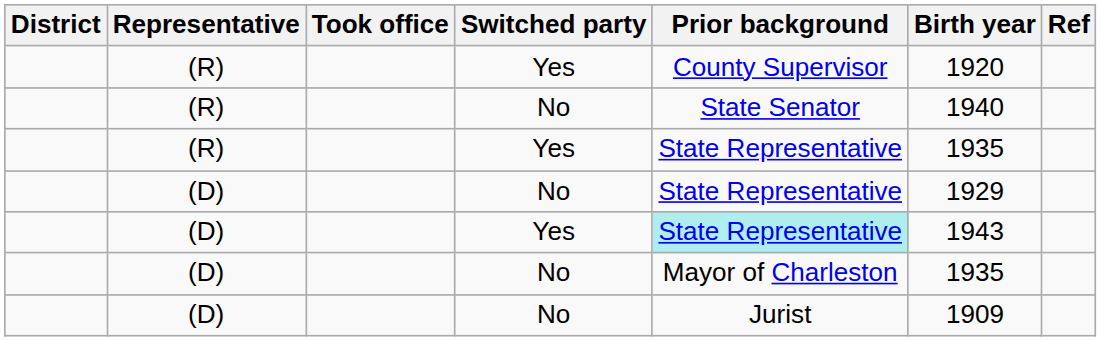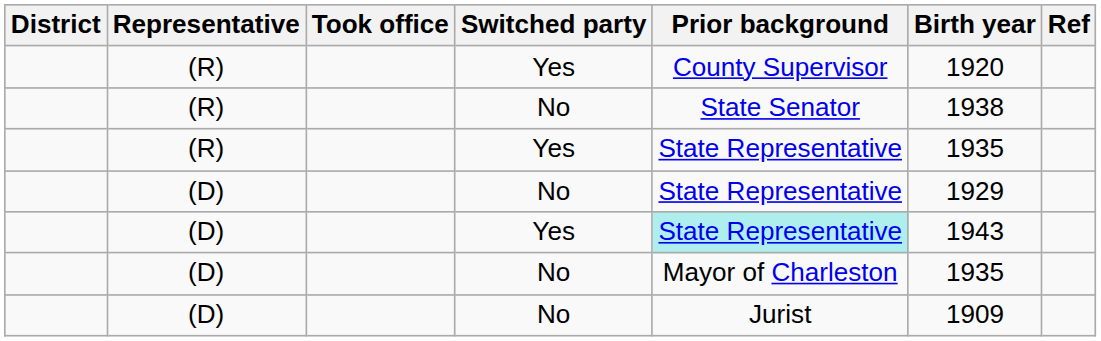(975, 107) 1940 -> (975, 107) 1938
